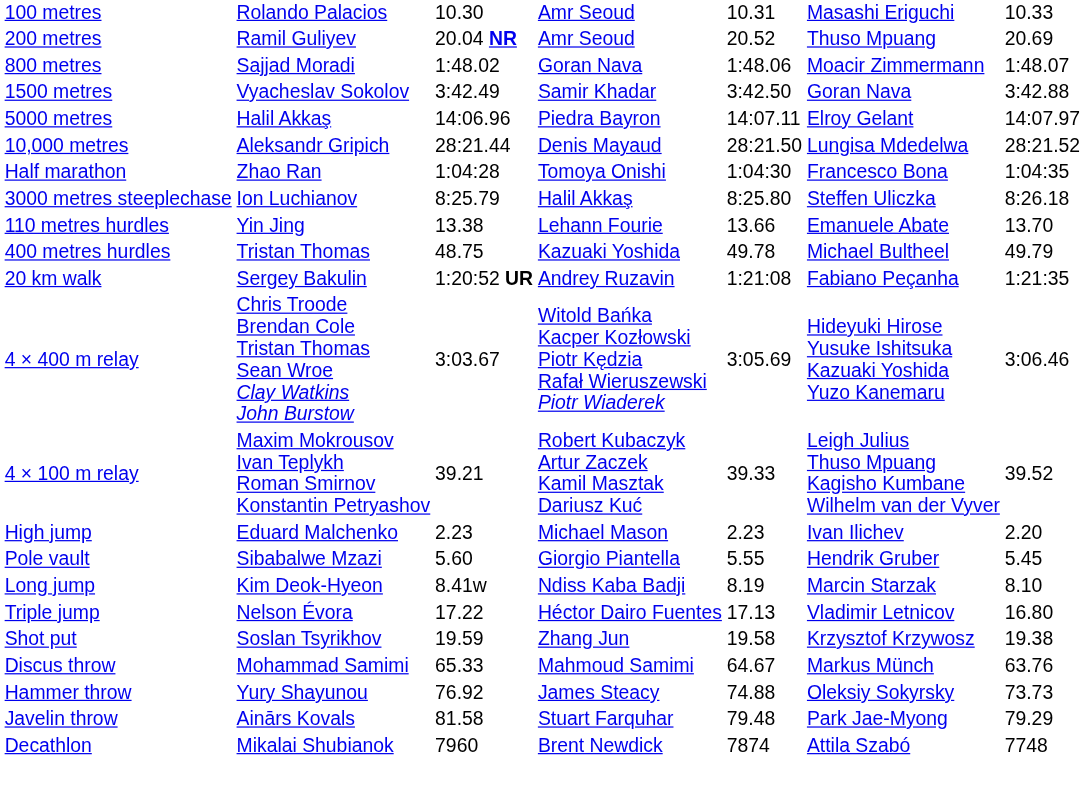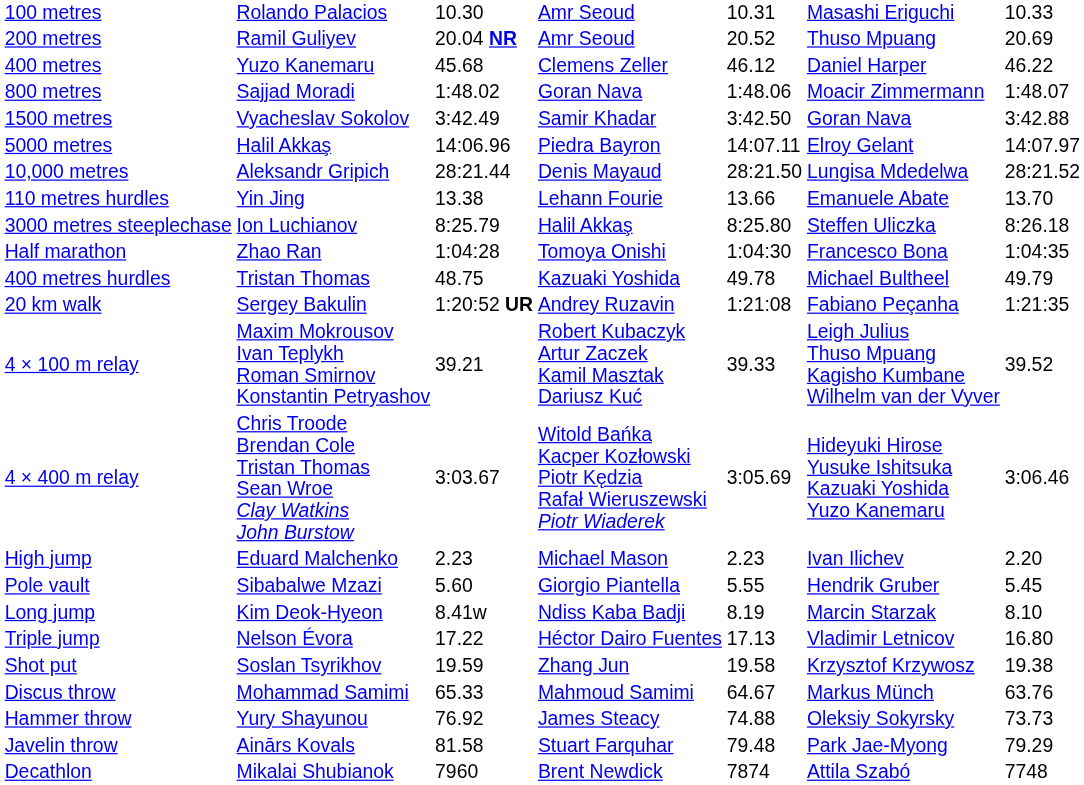+ row: (53, 65)
rows swapped: (65, 172) <-> (87, 225)
rows swapped: (72, 473) <-> (72, 359)
